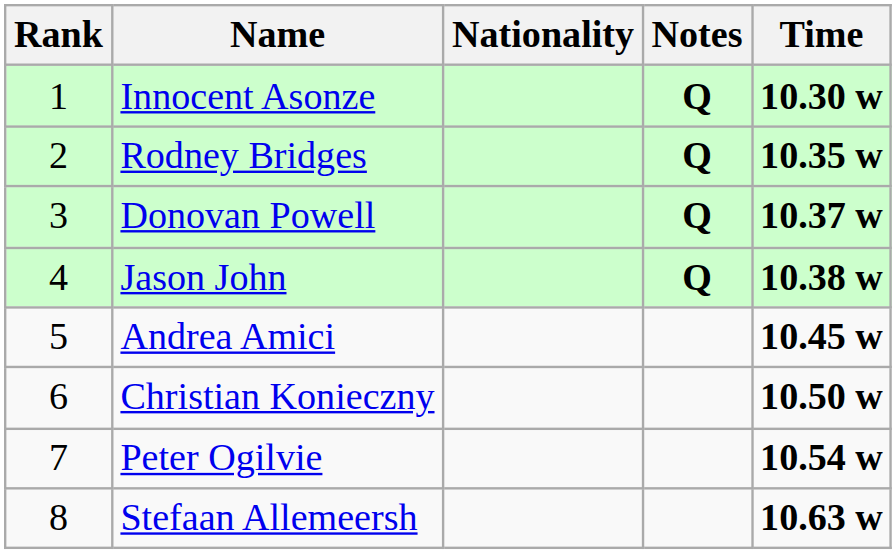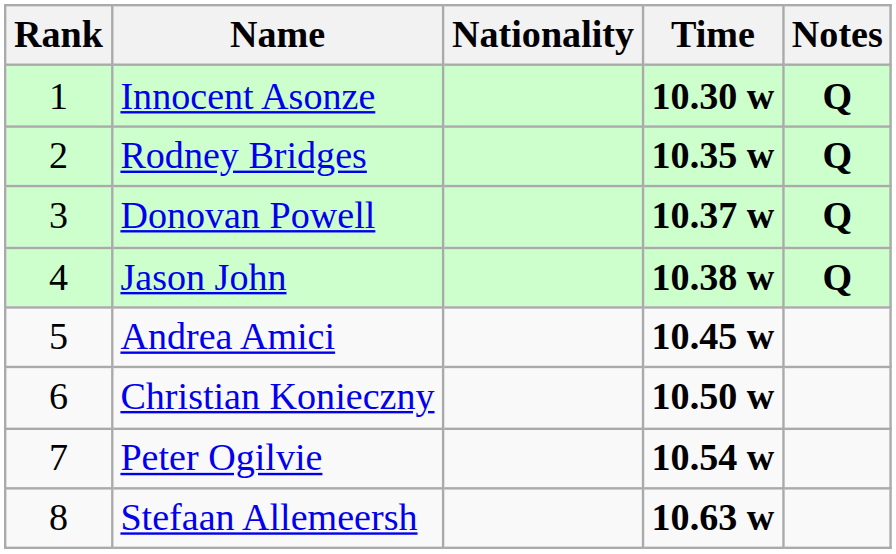columns swapped: (821, 34) <-> (697, 34)
